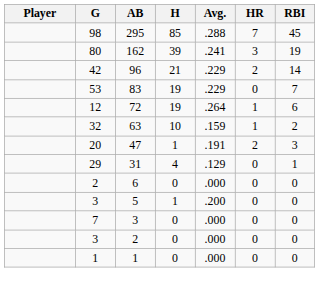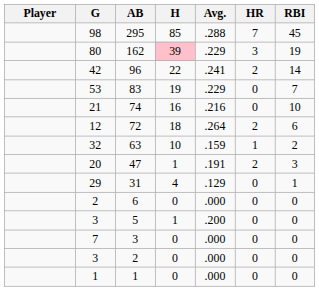(175, 51) no background -> (175, 51) pink background
(215, 51) .241 -> (215, 51) .229
(175, 70) 21 -> (175, 70) 22
(215, 70) .229 -> (215, 70) .241
+ row: (135, 107)
(175, 107) 19 -> (175, 126) 18
(255, 107) 1 -> (255, 126) 2
